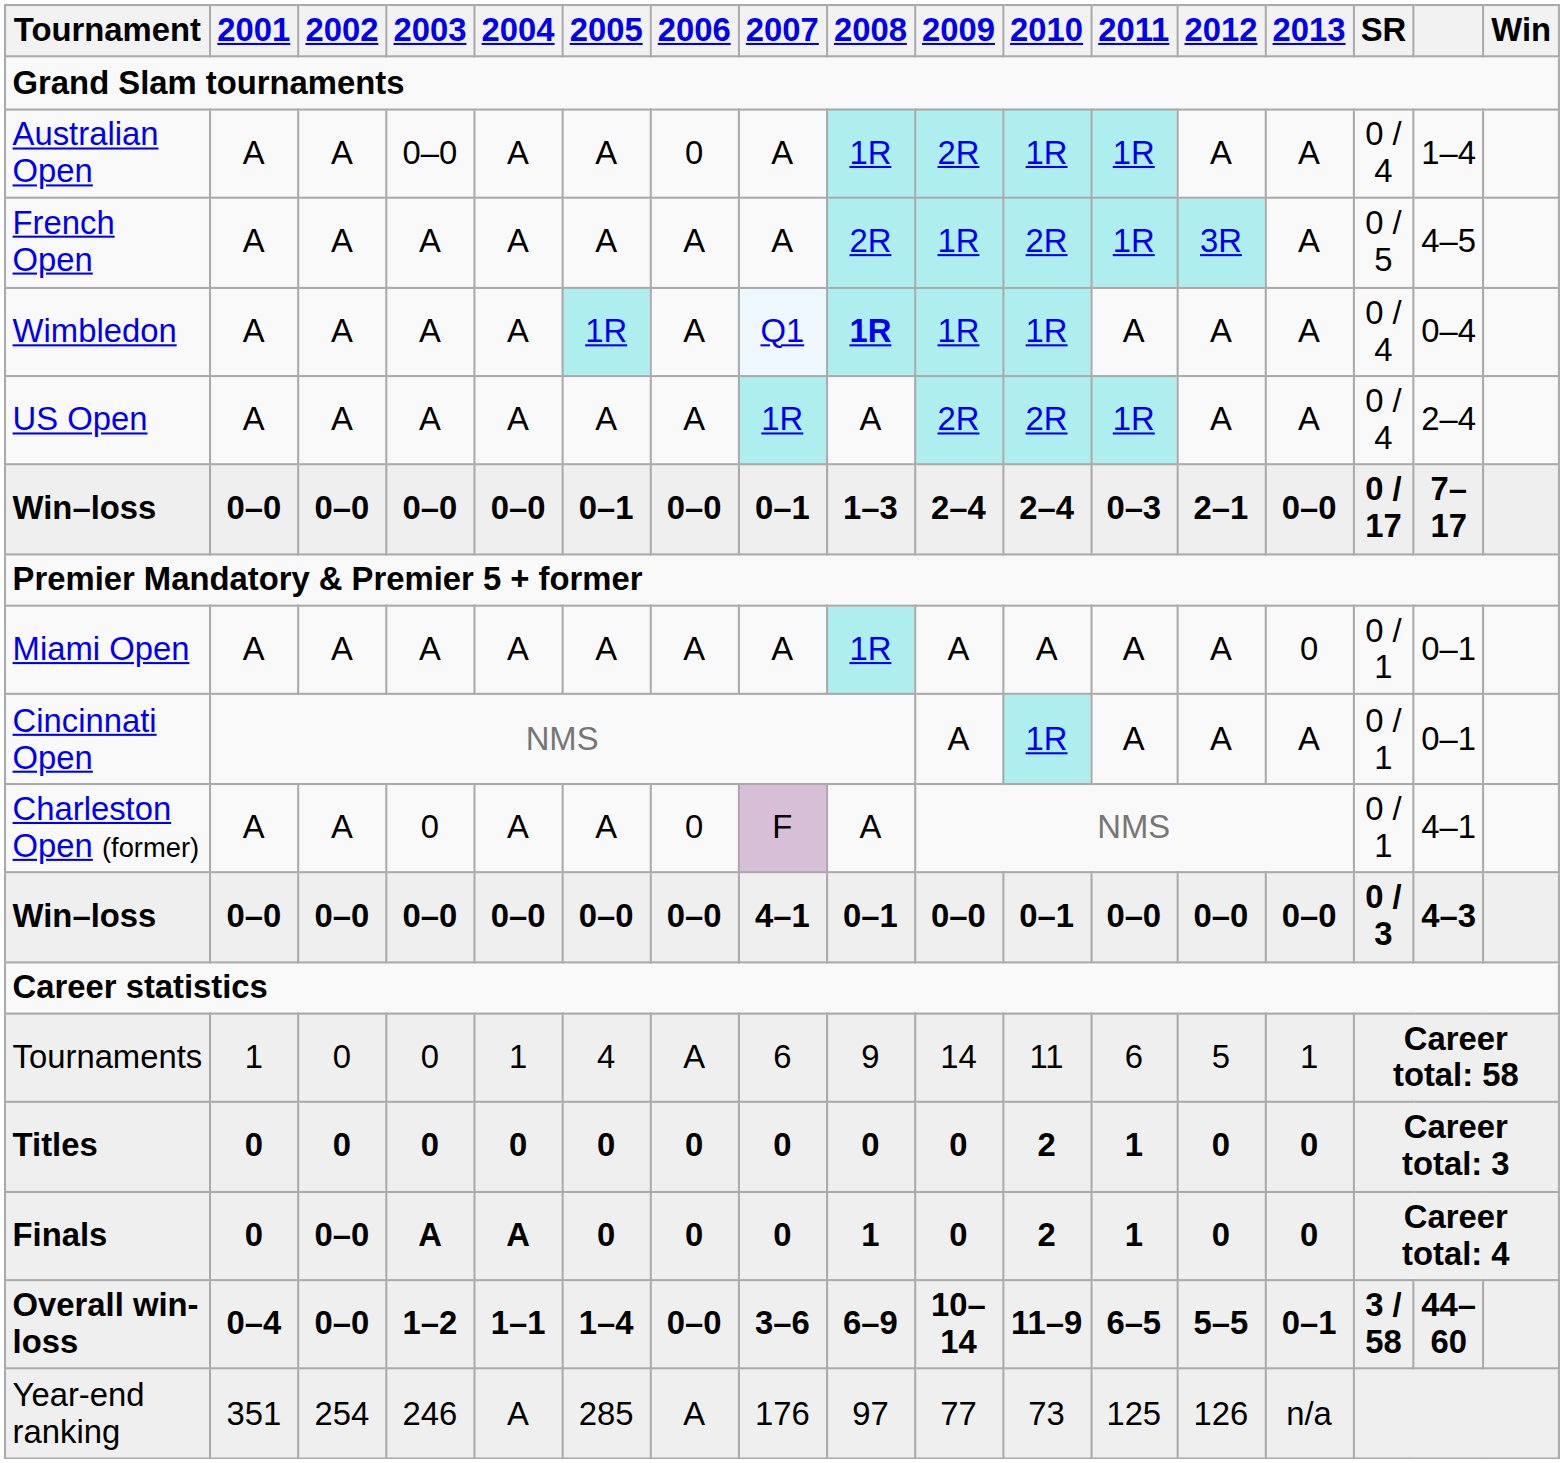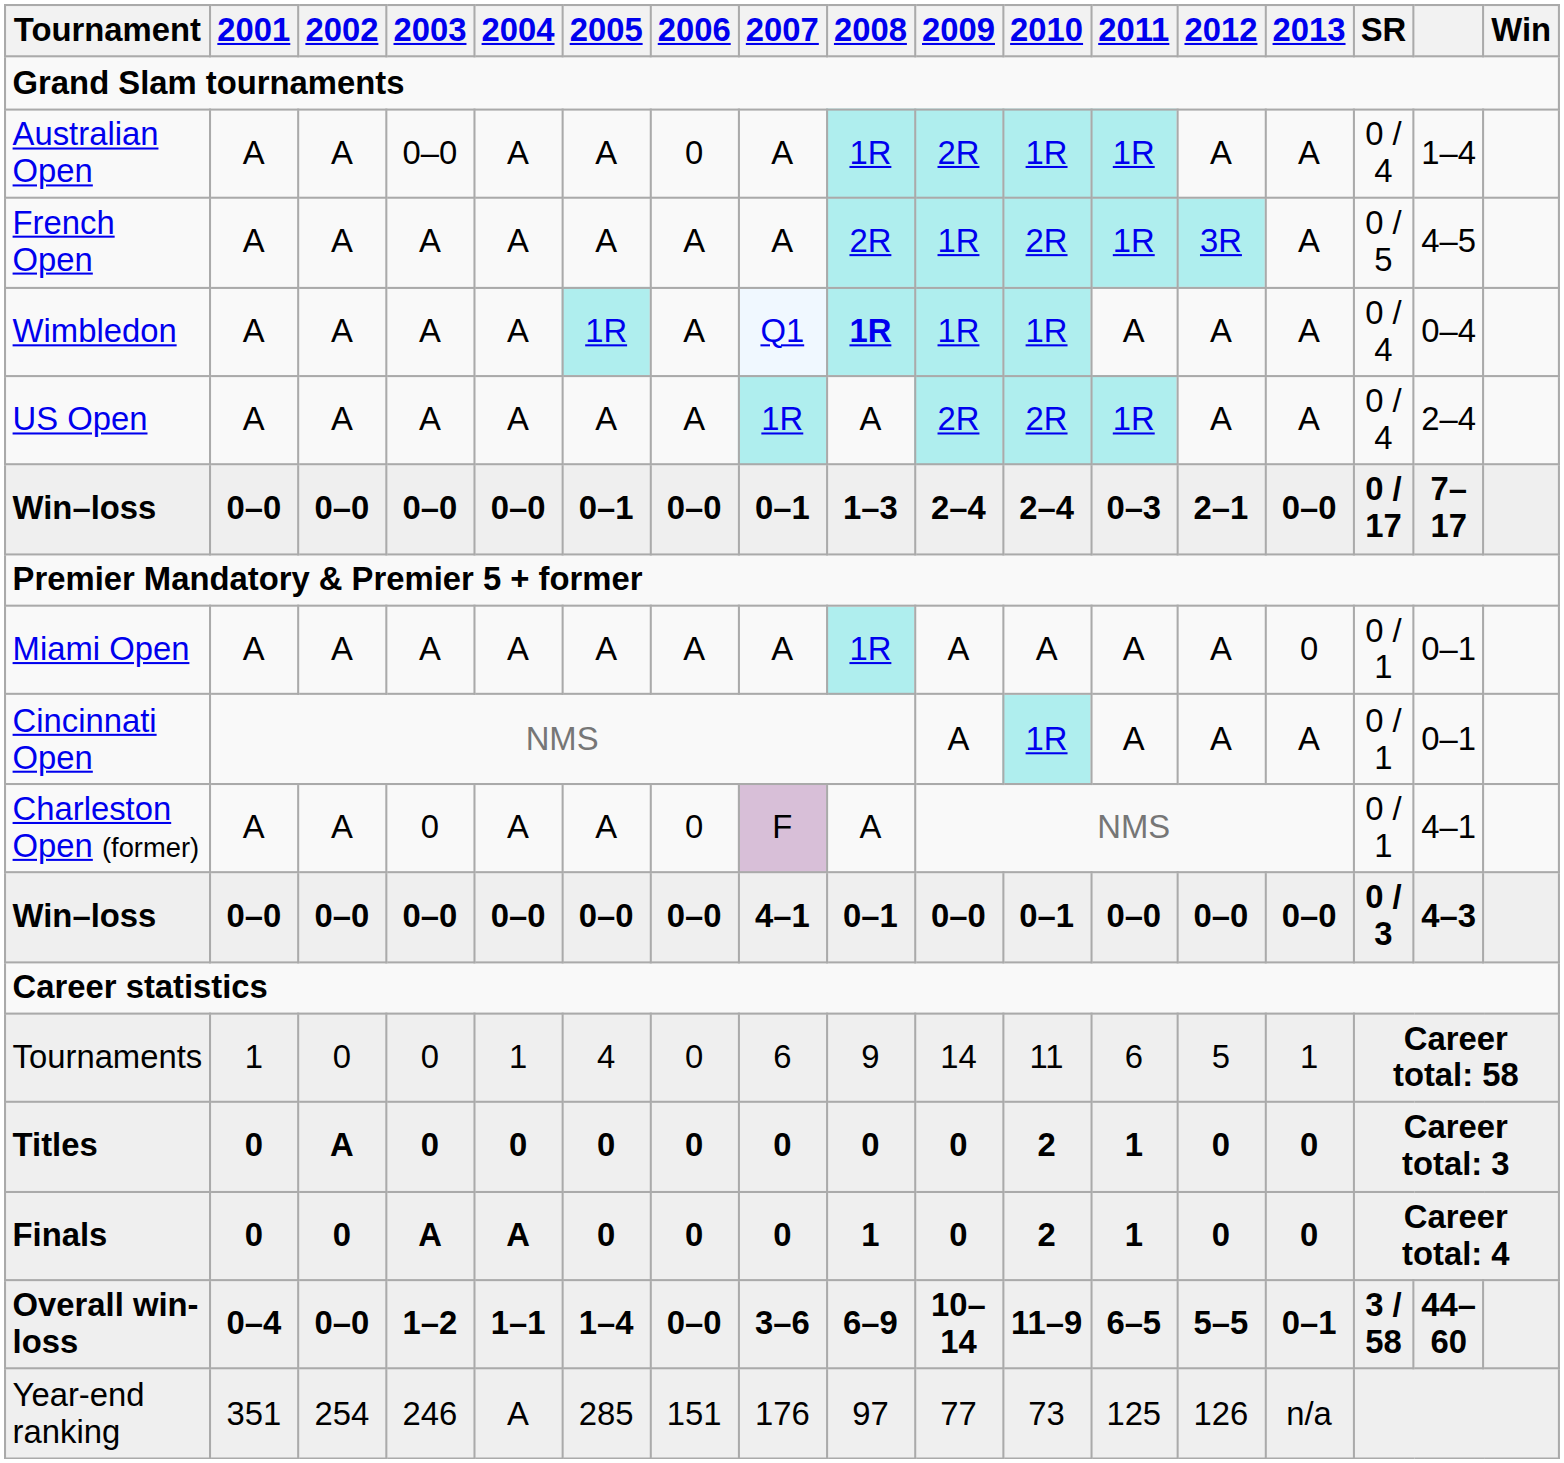(694, 1057) A -> (694, 1057) 0
(342, 1146) 0 -> (342, 1146) A
(342, 1235) 0–0 -> (342, 1235) 0
(694, 1412) A -> (694, 1412) 151
